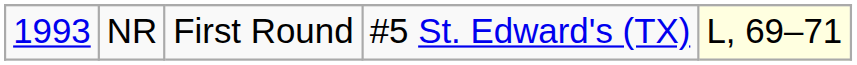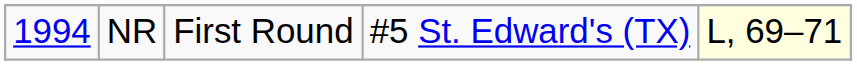(52, 32) 1993 -> (52, 32) 1994
